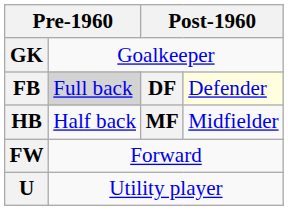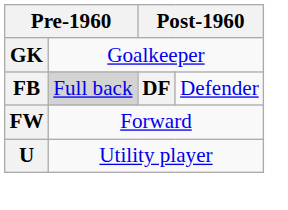(228, 88) lightyellow background -> (219, 88) no background
- row: (27, 121)
